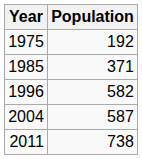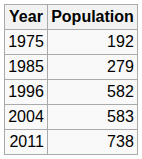(120, 67) 371 -> (120, 67) 279
(120, 117) 587 -> (120, 117) 583
